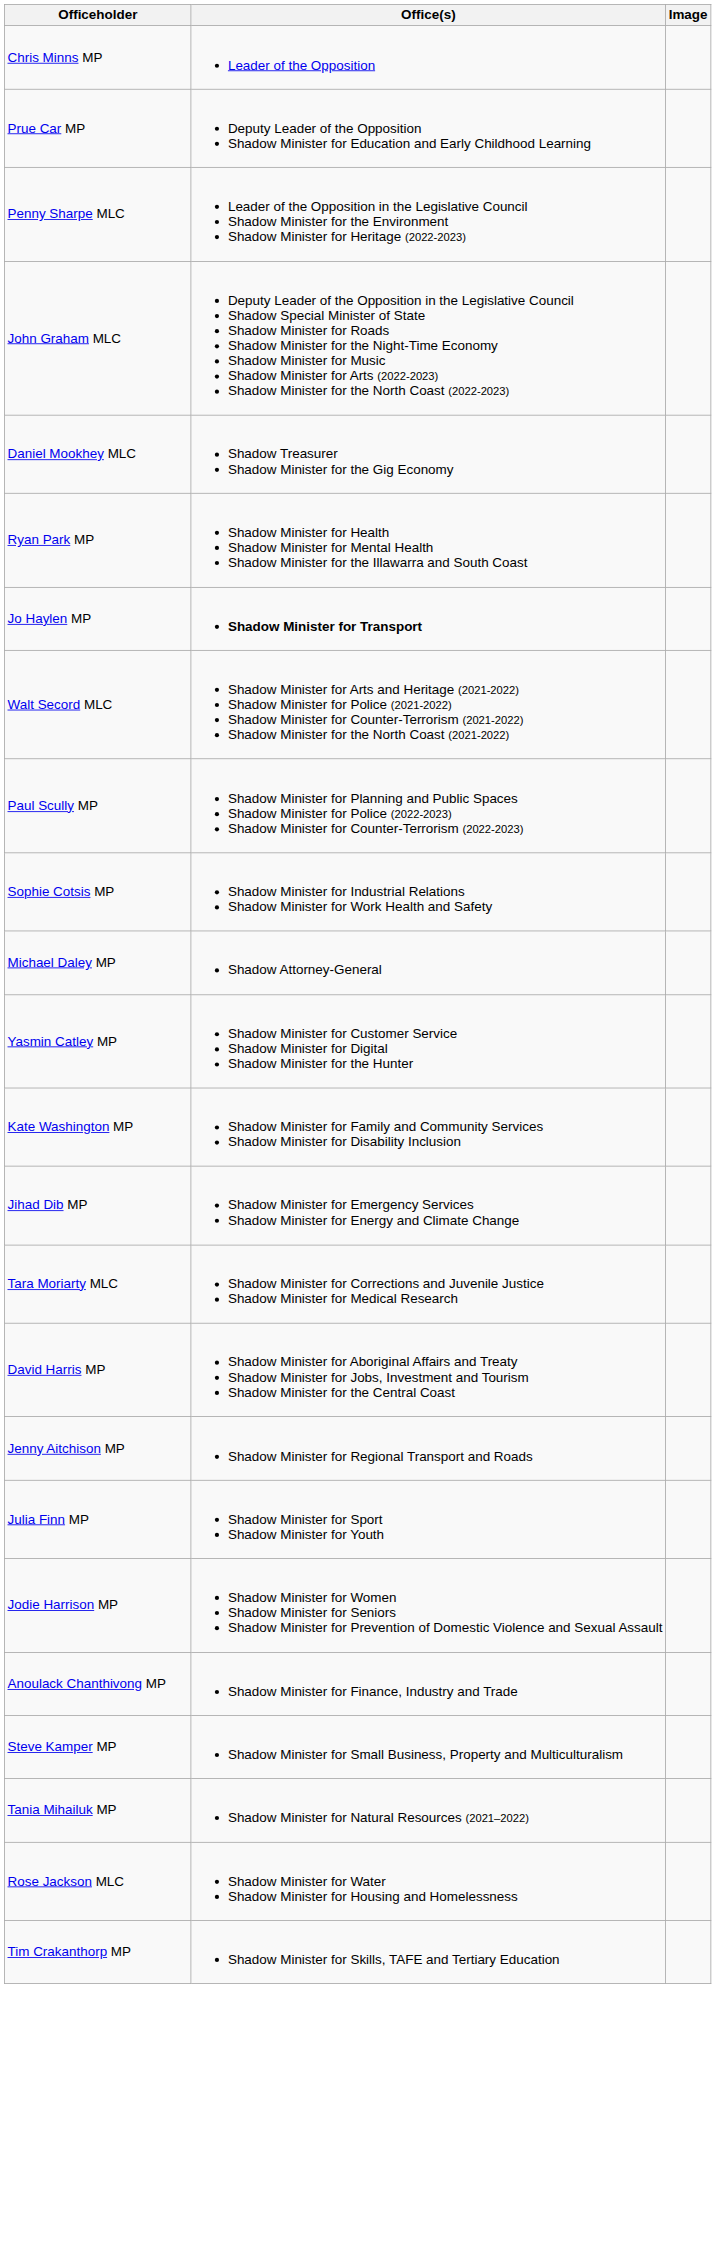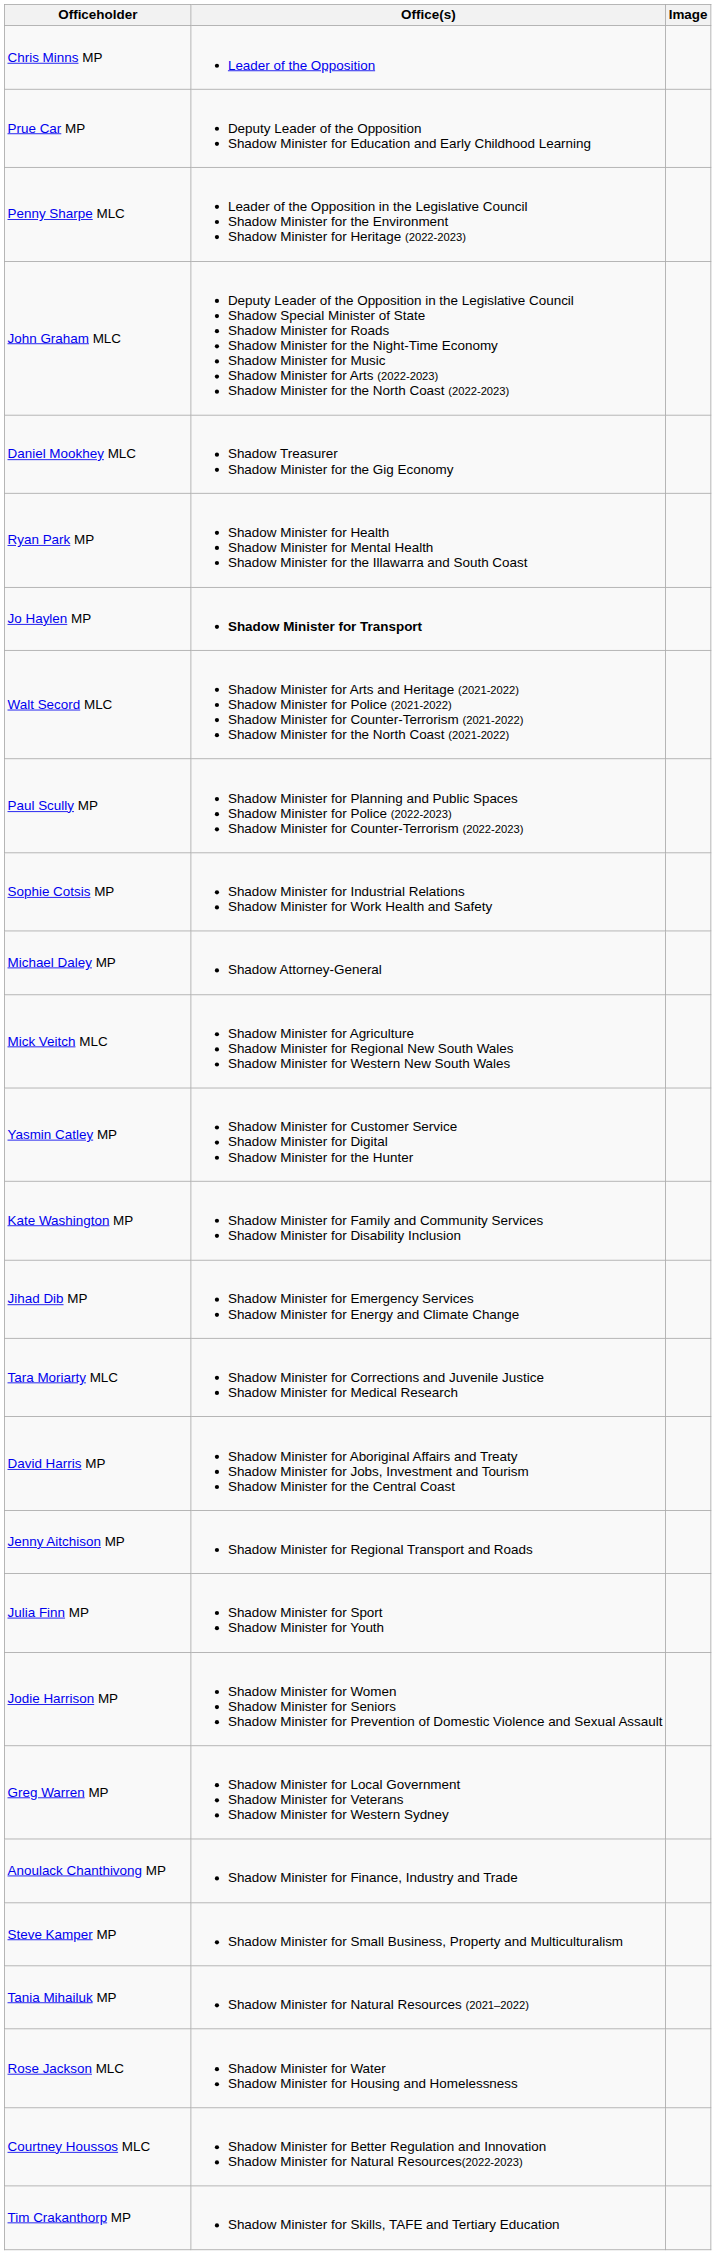+ row: (58, 1041)
+ row: (58, 1792)
+ row: (79, 2146)
